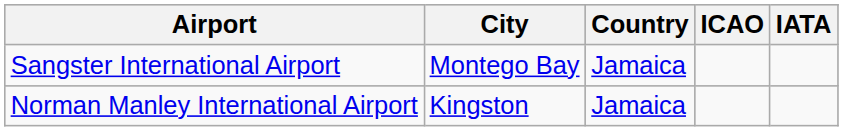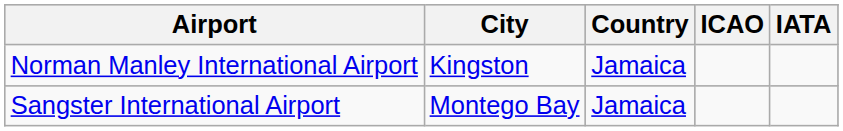rows swapped: (175, 65) <-> (214, 105)
